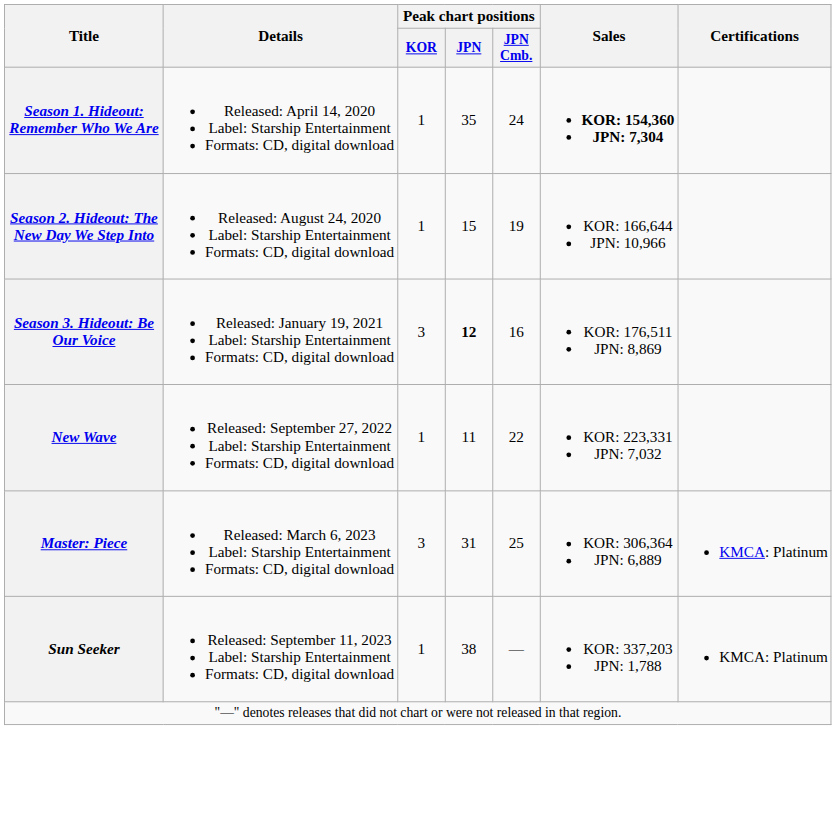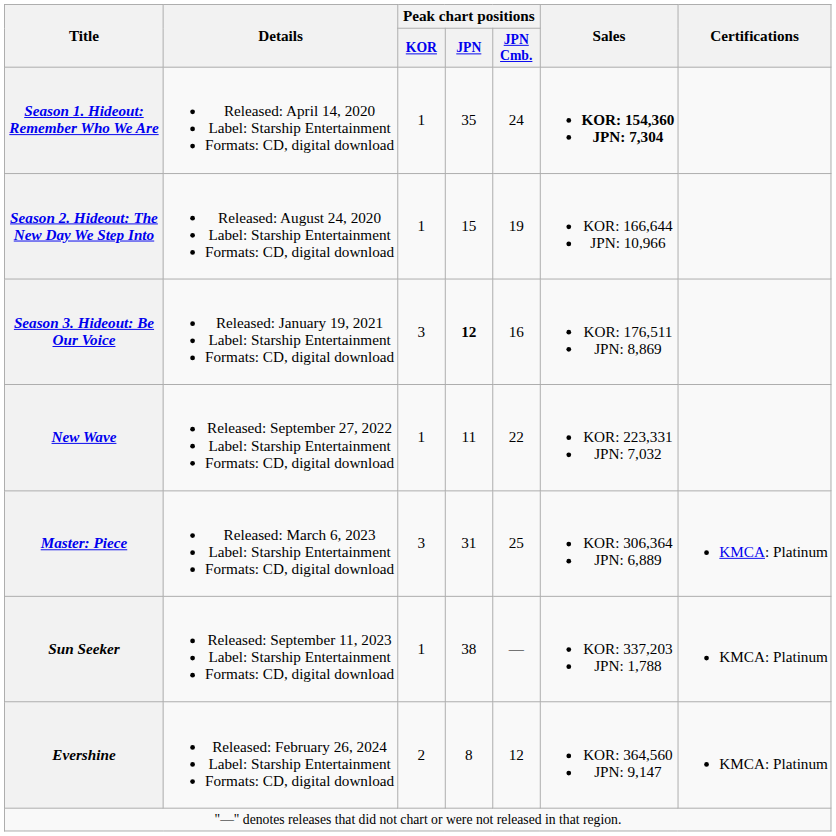+ row: (84, 755)
